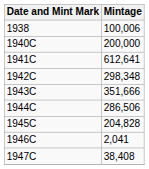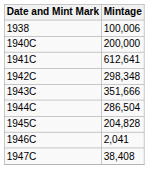(122, 108) 286,506 -> (122, 108) 286,504
